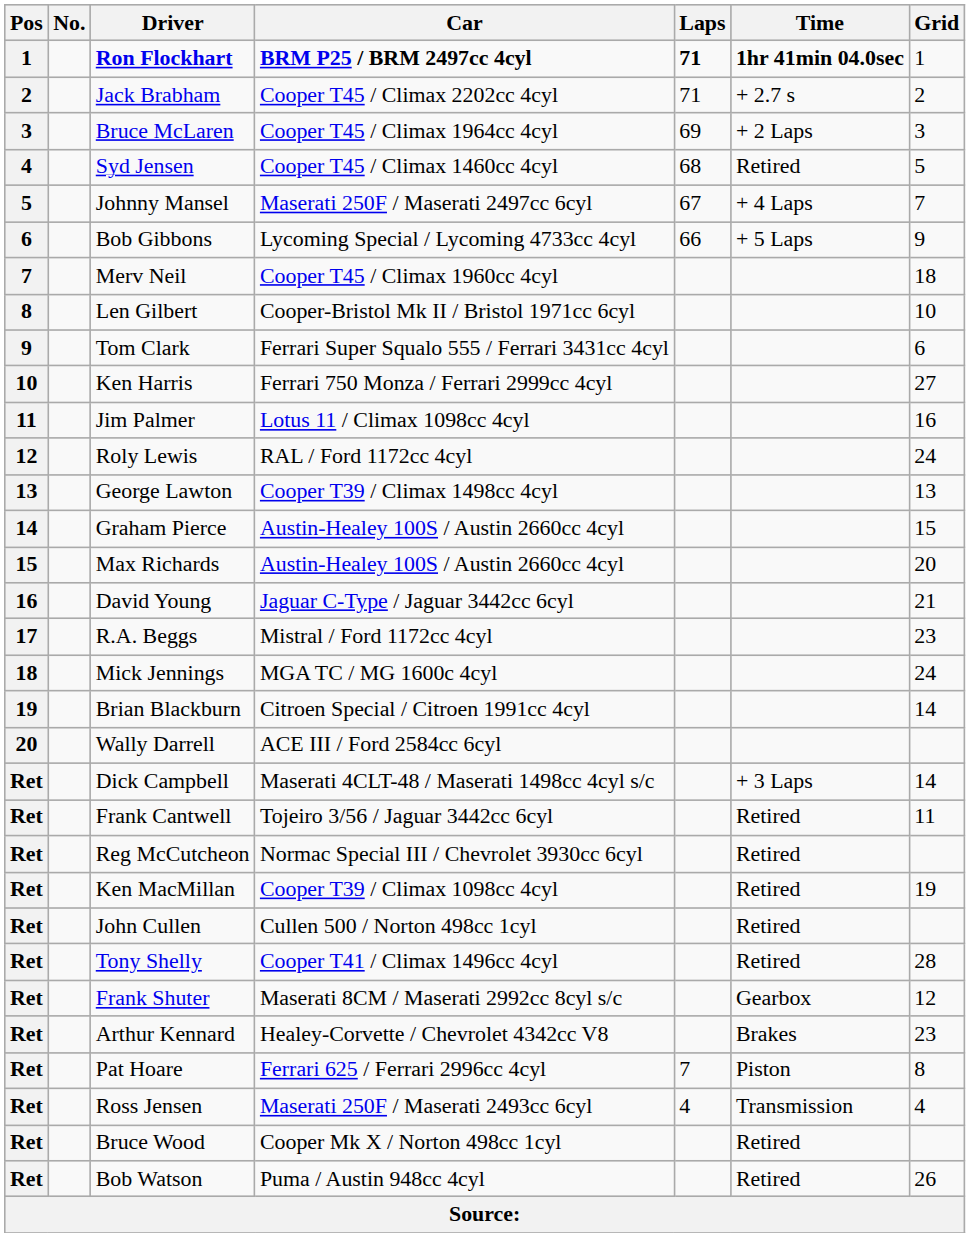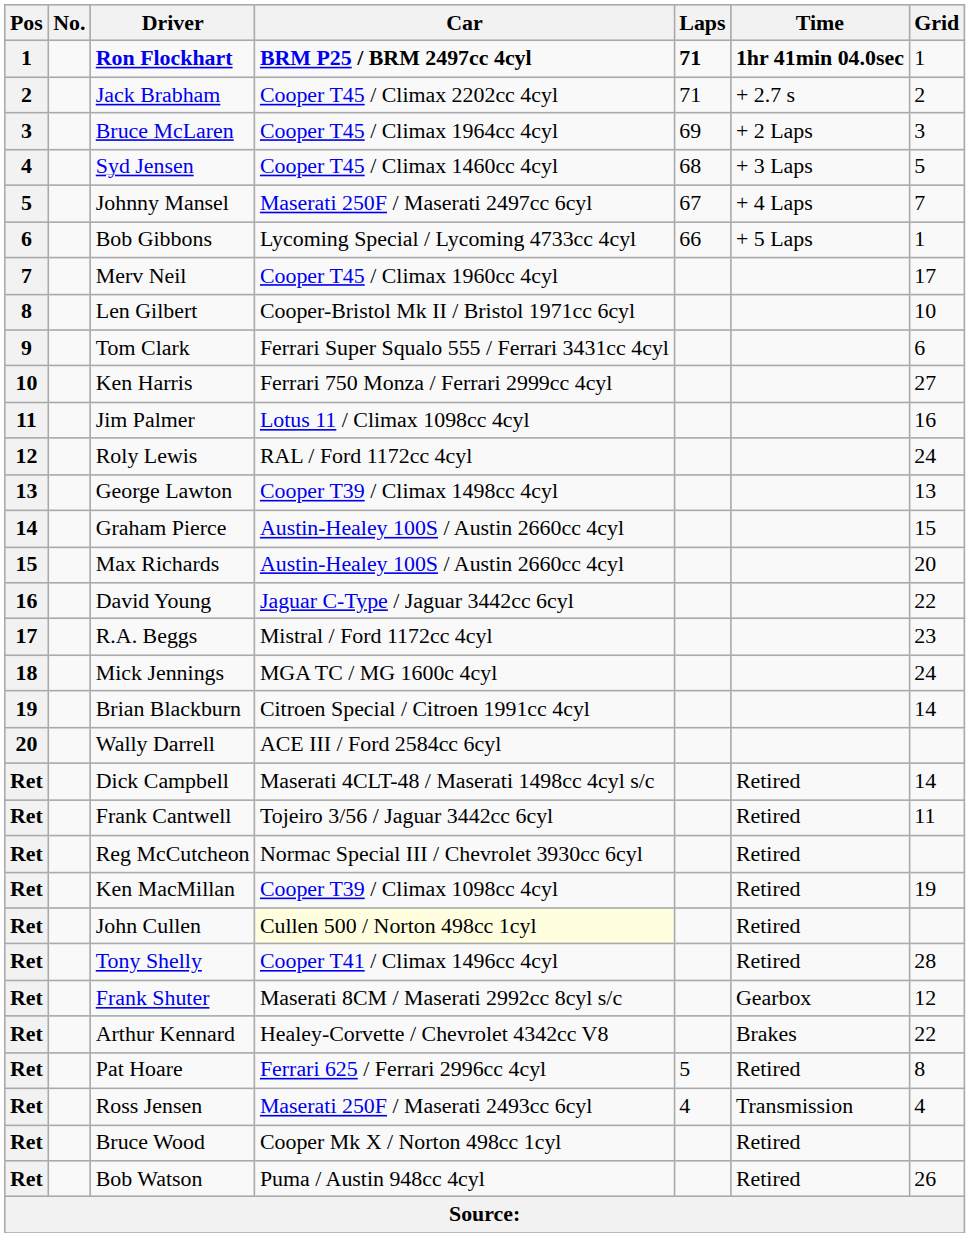(768, 166) Retired -> (774, 166) + 3 Laps
(920, 238) 9 -> (920, 238) 1
(925, 275) 18 -> (925, 275) 17
(925, 600) 21 -> (925, 600) 22
(774, 780) + 3 Laps -> (768, 780) Retired
(398, 925) no background -> (398, 925) lightyellow background
(925, 1033) 23 -> (925, 1033) 22
(685, 1069) 7 -> (685, 1069) 5
(763, 1069) Piston -> (768, 1069) Retired
